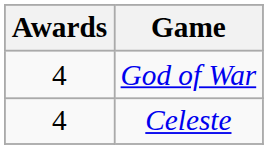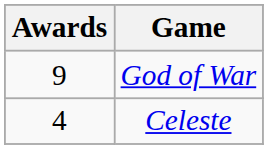(59, 74) 4 -> (59, 74) 9
